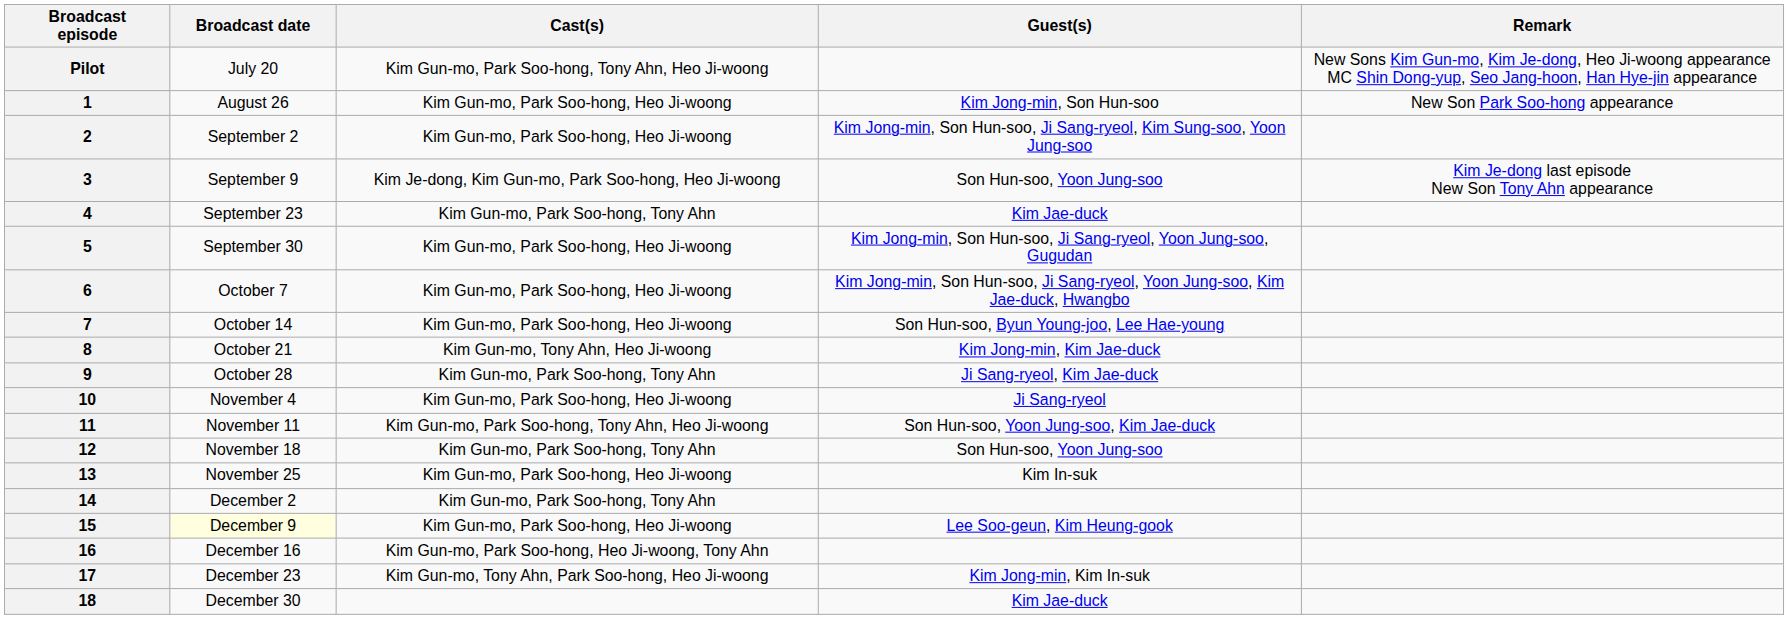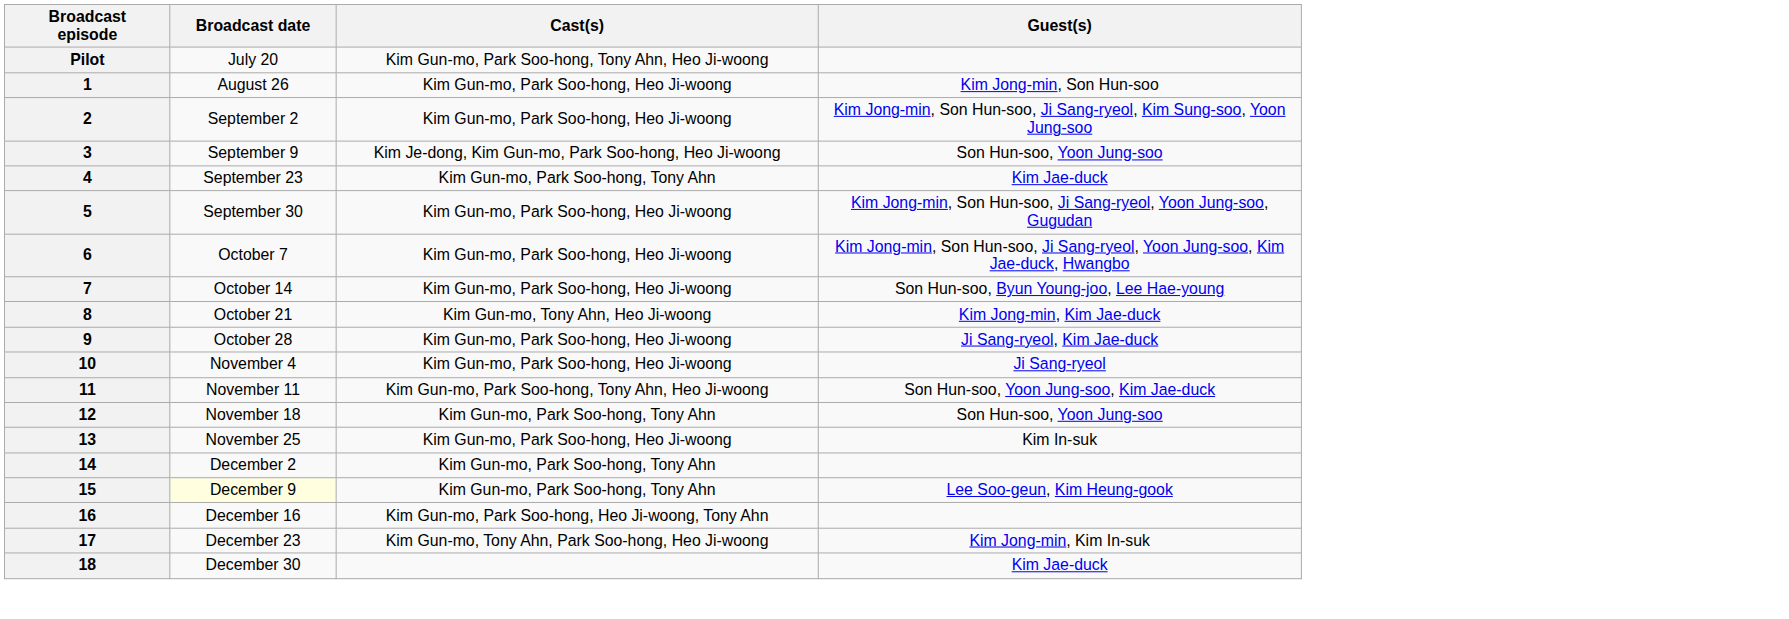- column: (1542, 25)
(577, 375) Kim Gun-mo, Park Soo-hong, Tony Ahn -> (577, 339) Kim Gun-mo, Park Soo-hong, Heo Ji-woong
(577, 525) Kim Gun-mo, Park Soo-hong, Heo Ji-woong -> (577, 490) Kim Gun-mo, Park Soo-hong, Tony Ahn
